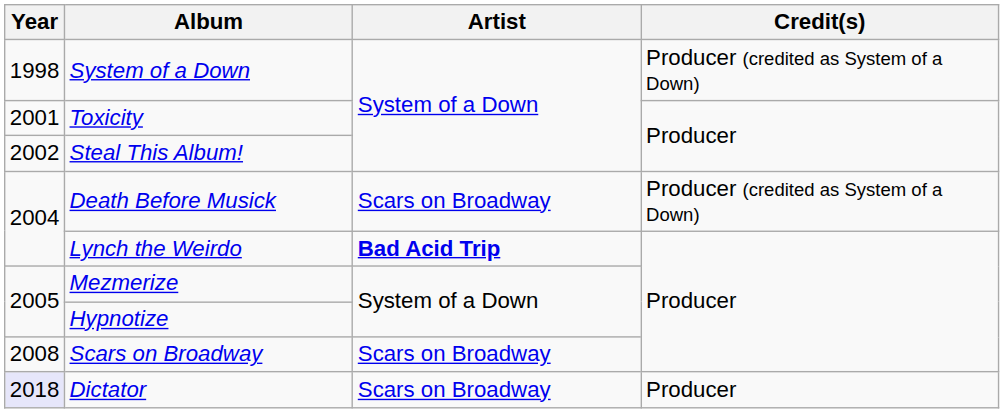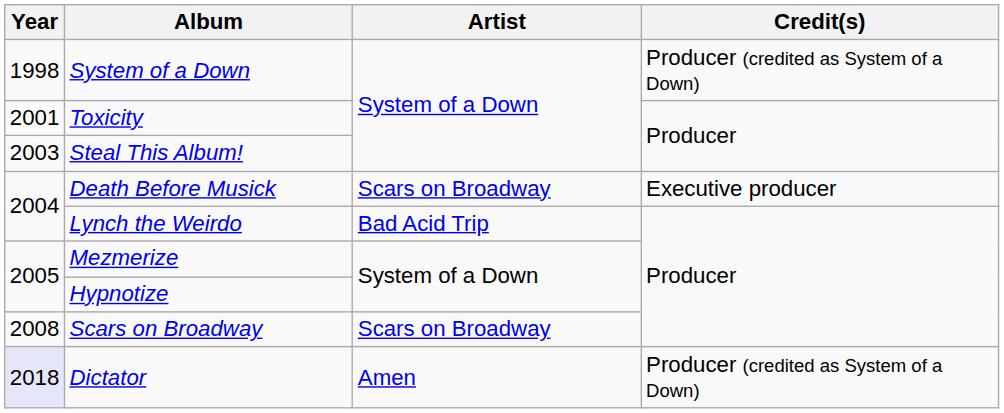(35, 152) 2002 -> (35, 152) 2003
(794, 200) Producer (credited as System of a Down) -> (741, 188) Executive producer
(429, 248) bold -> (423, 223) normal
(454, 389) Scars on Broadway -> (387, 377) Amen
(691, 389) Producer -> (794, 377) Producer (credited as System of a Down)
